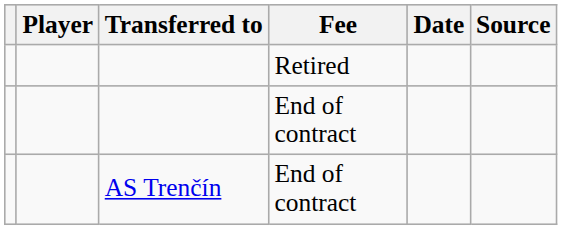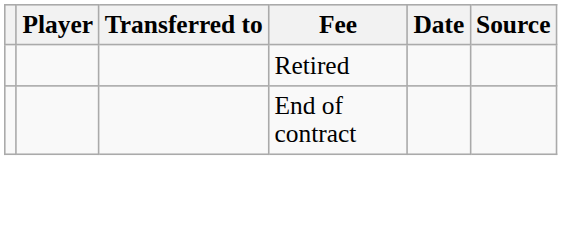- row: (163, 188)
